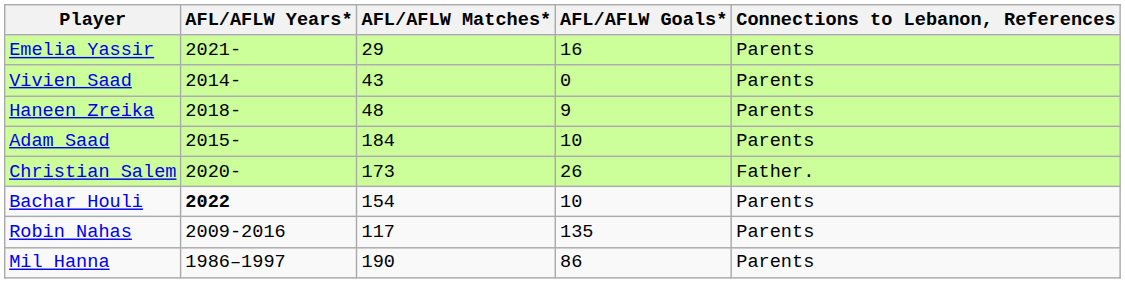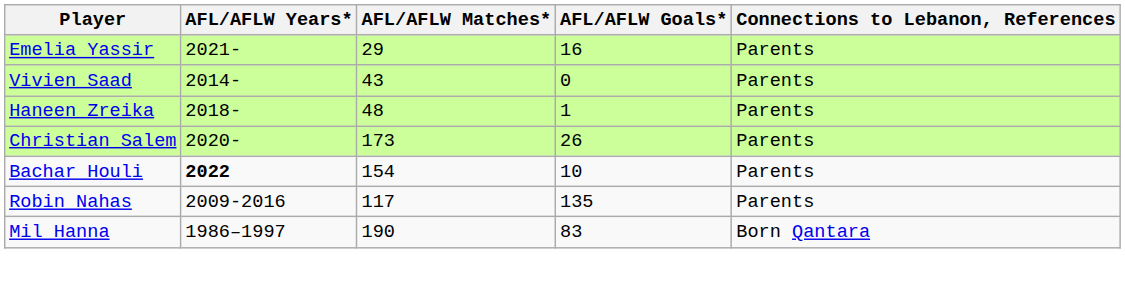(566, 111) 9 -> (566, 111) 1
- row: (59, 141)
(775, 171) Father. -> (775, 141) Parents
(571, 262) 86 -> (571, 232) 83
(775, 262) Parents -> (803, 232) Born Qantara
